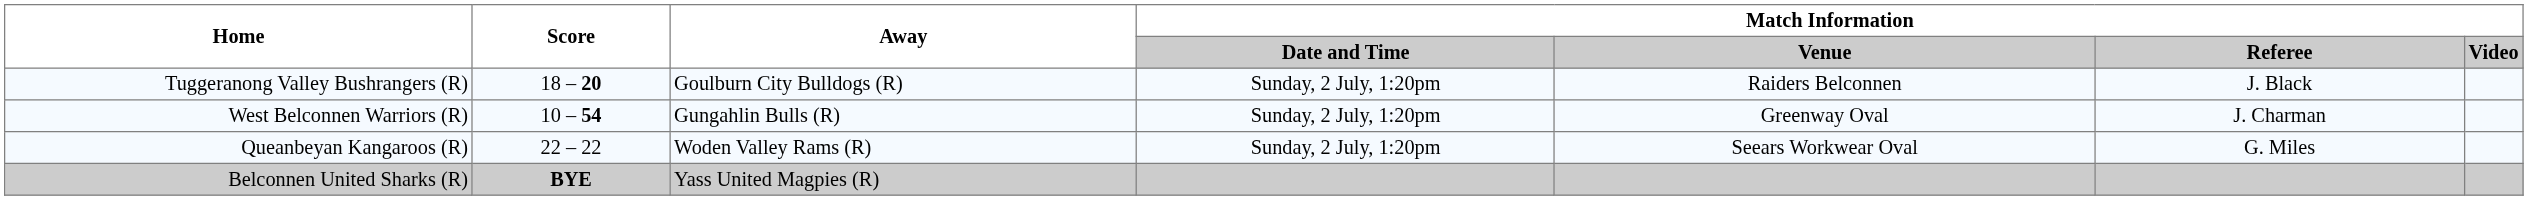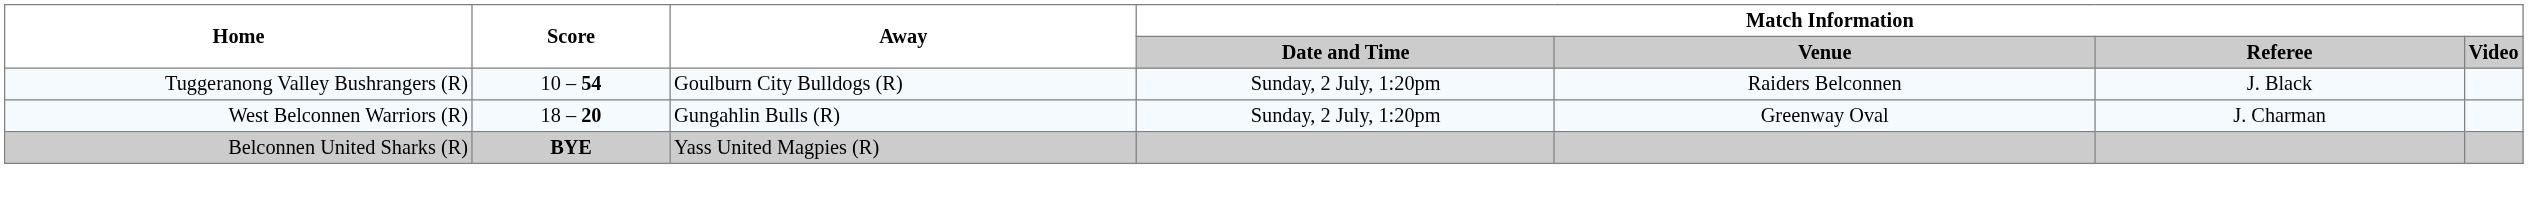(571, 83) 18 – 20 -> (571, 83) 10 – 54
(571, 115) 10 – 54 -> (571, 115) 18 – 20
- row: (355, 147)
